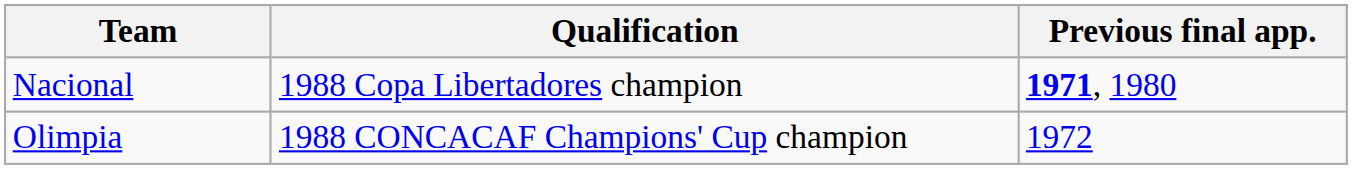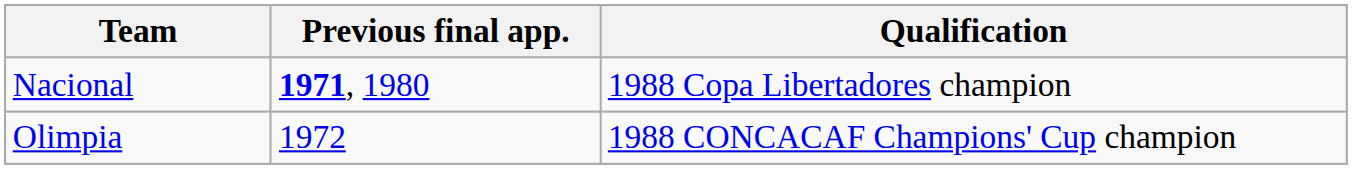columns swapped: (645, 31) <-> (1183, 31)
